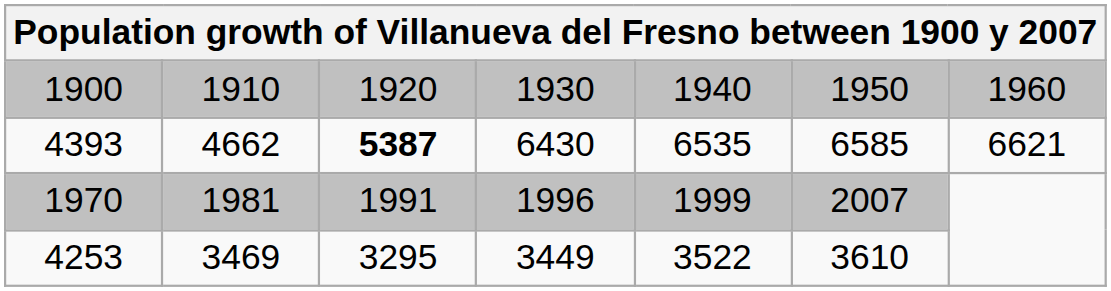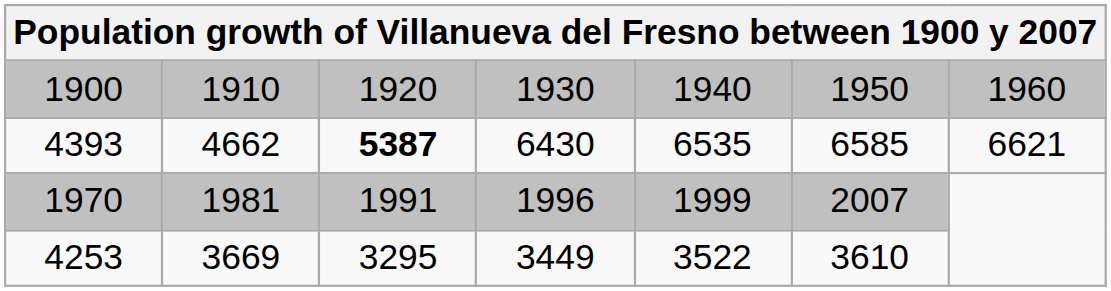(241, 256) 3469 -> (241, 256) 3669
